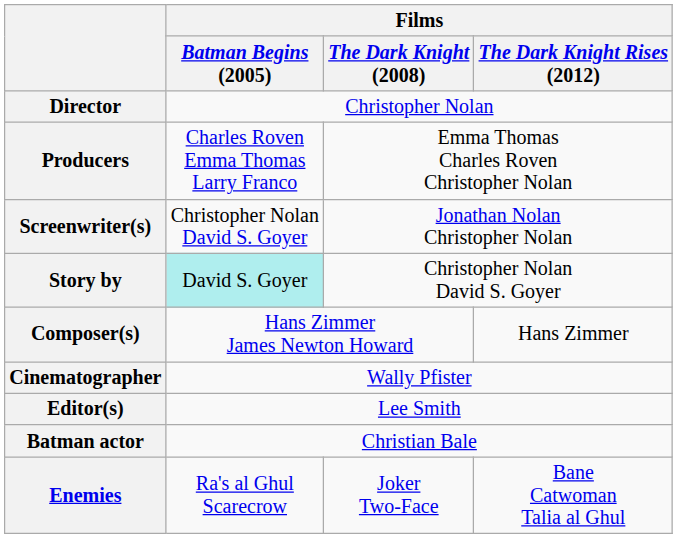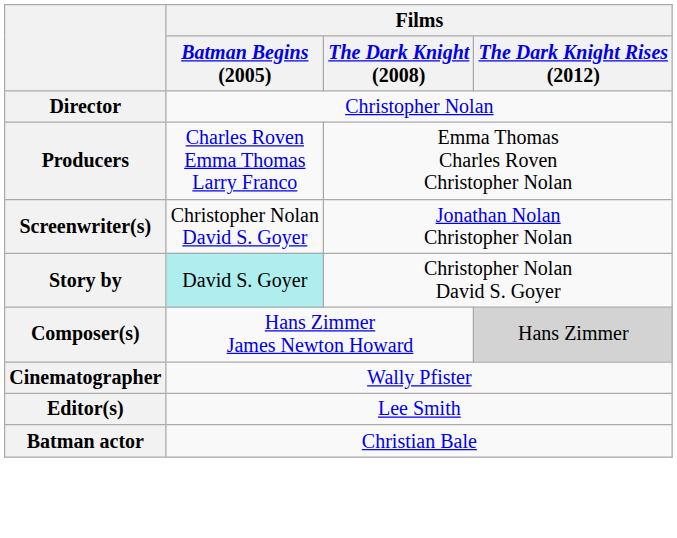(573, 334) no background -> (573, 334) lightgrey background
- row: (85, 495)
